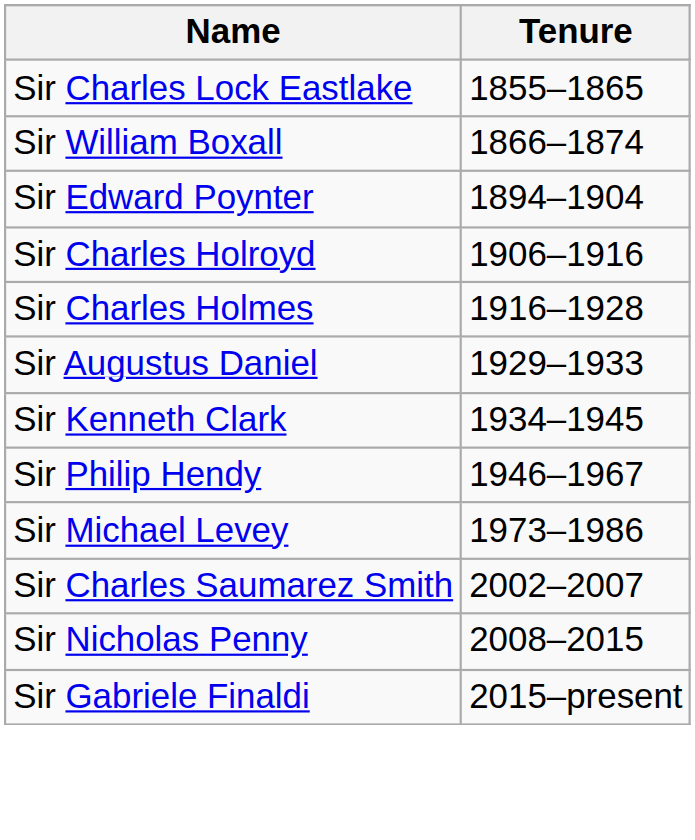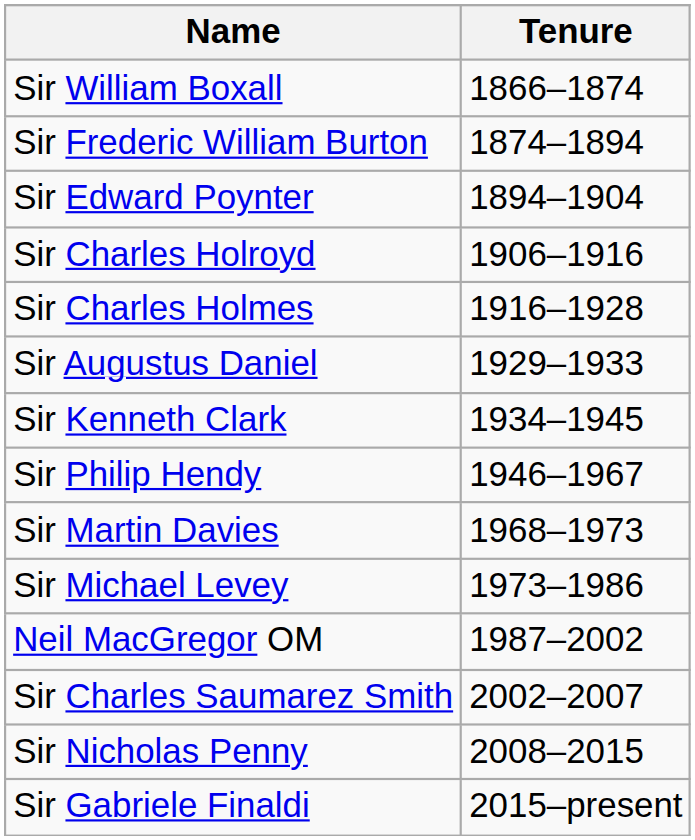- row: (213, 87)
+ row: (221, 142)
+ row: (146, 530)
+ row: (168, 640)
